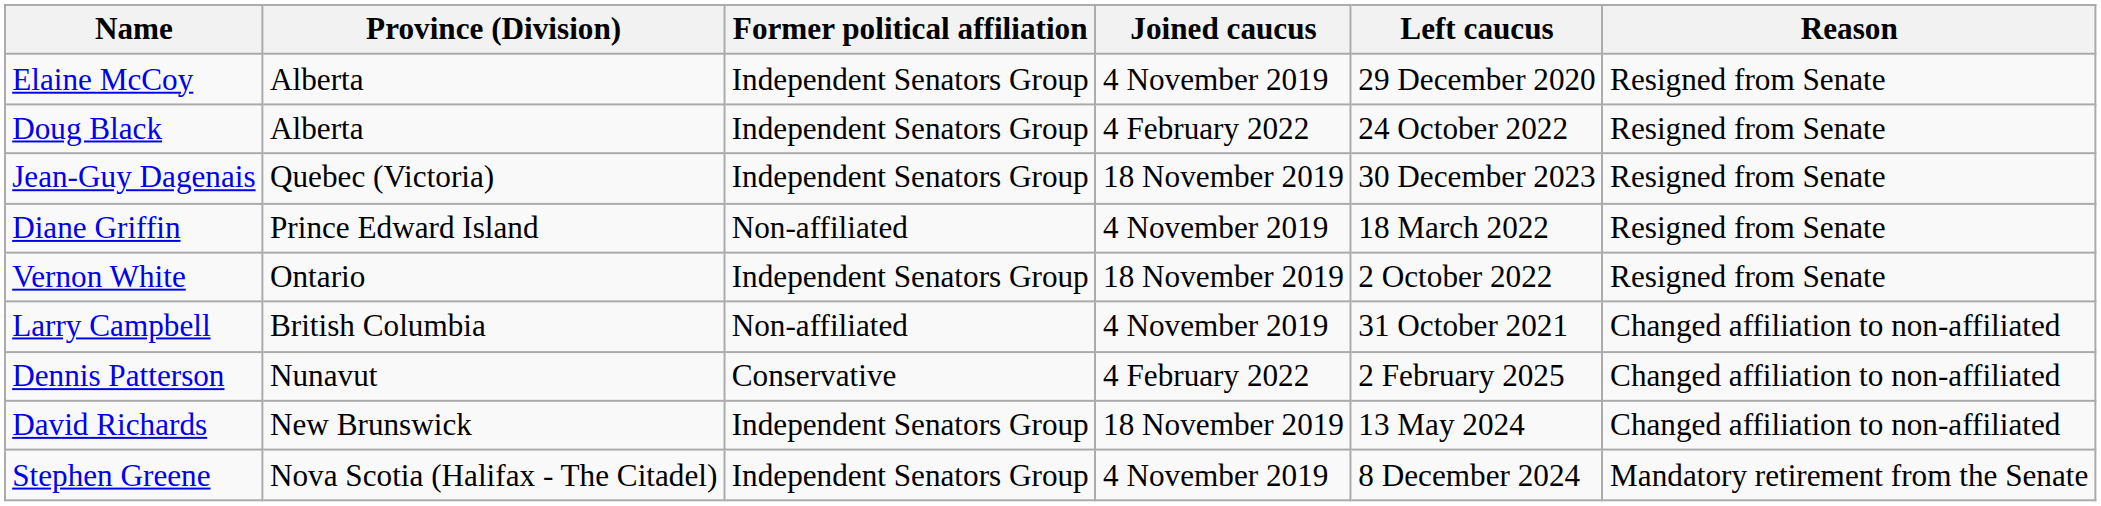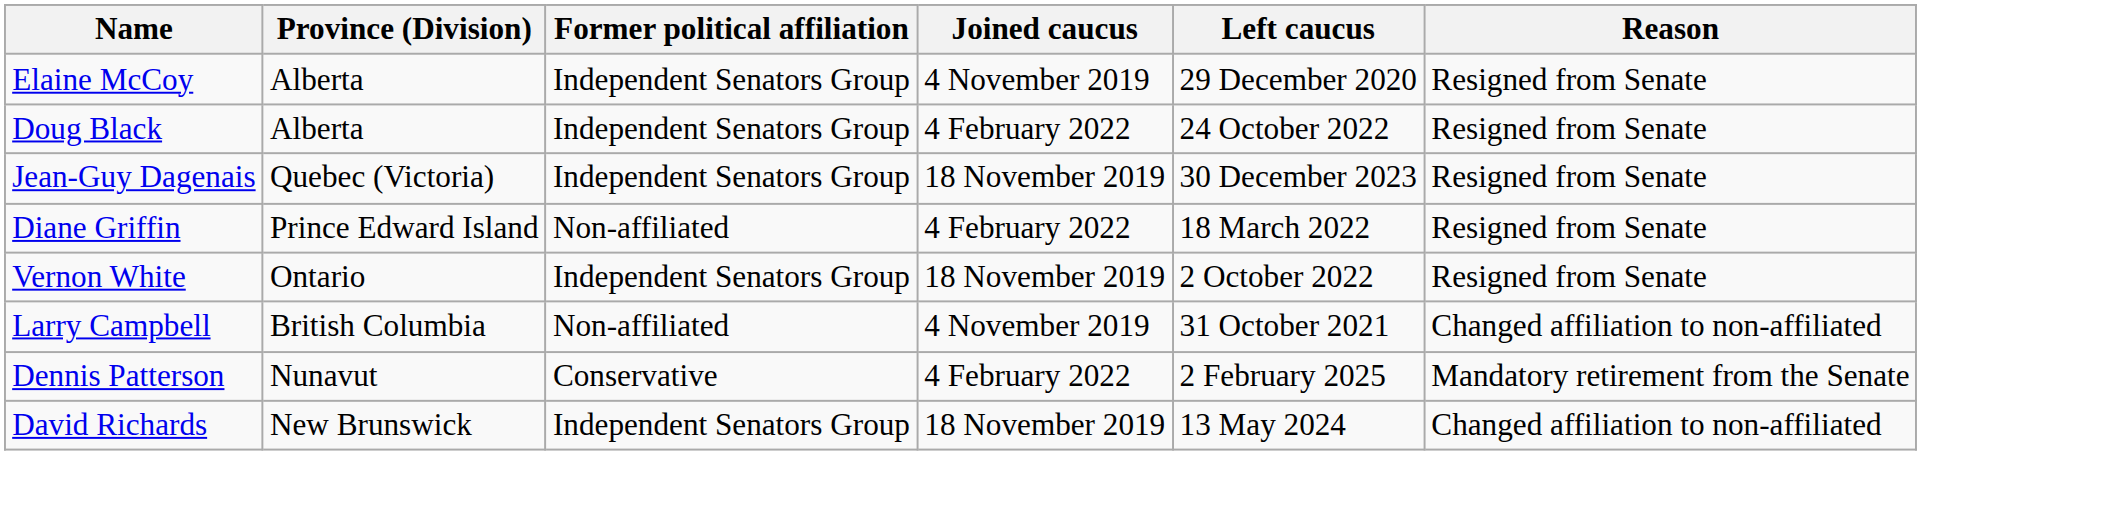(1216, 227) 4 November 2019 -> (1027, 227) 4 February 2022
(1835, 375) Changed affiliation to non-affiliated -> (1670, 375) Mandatory retirement from the Senate
- row: (111, 474)
